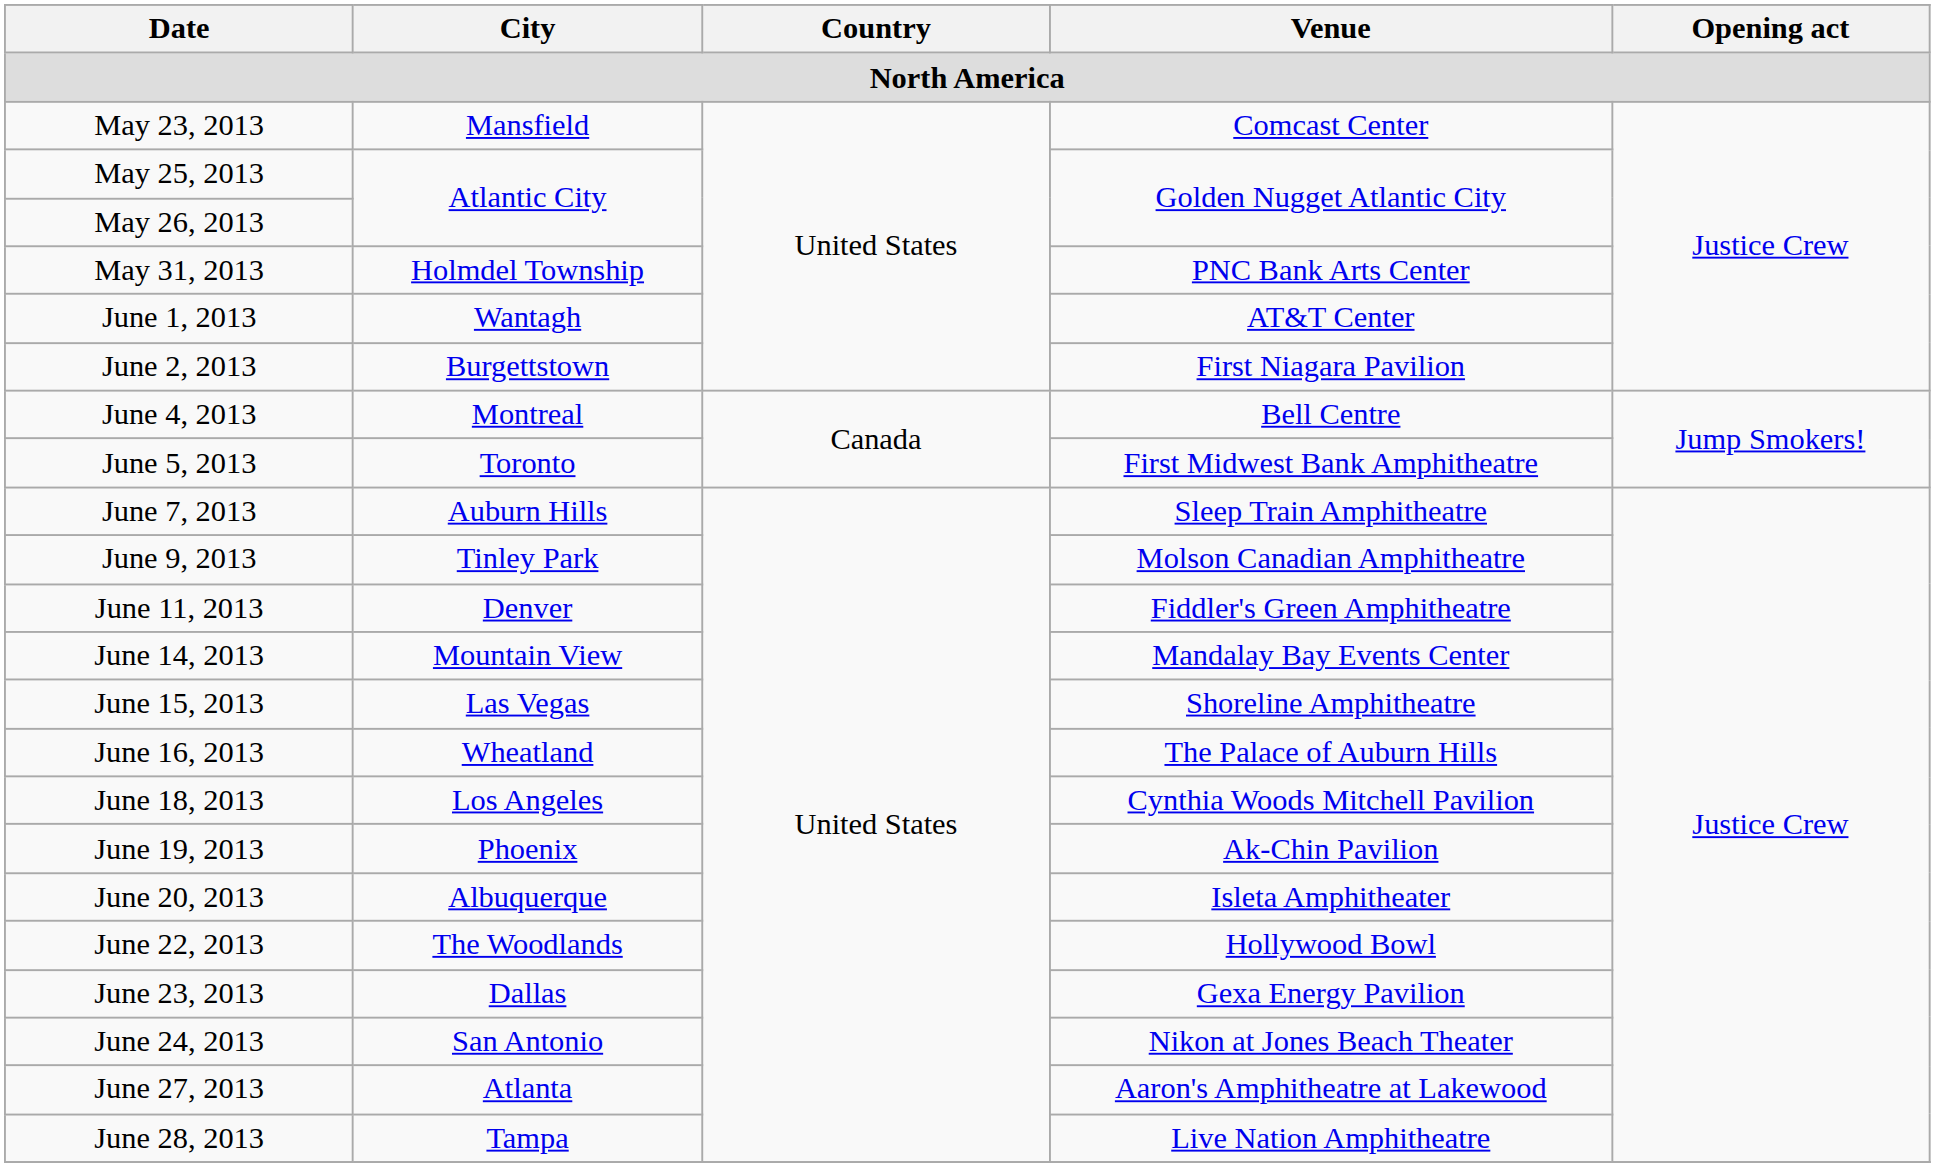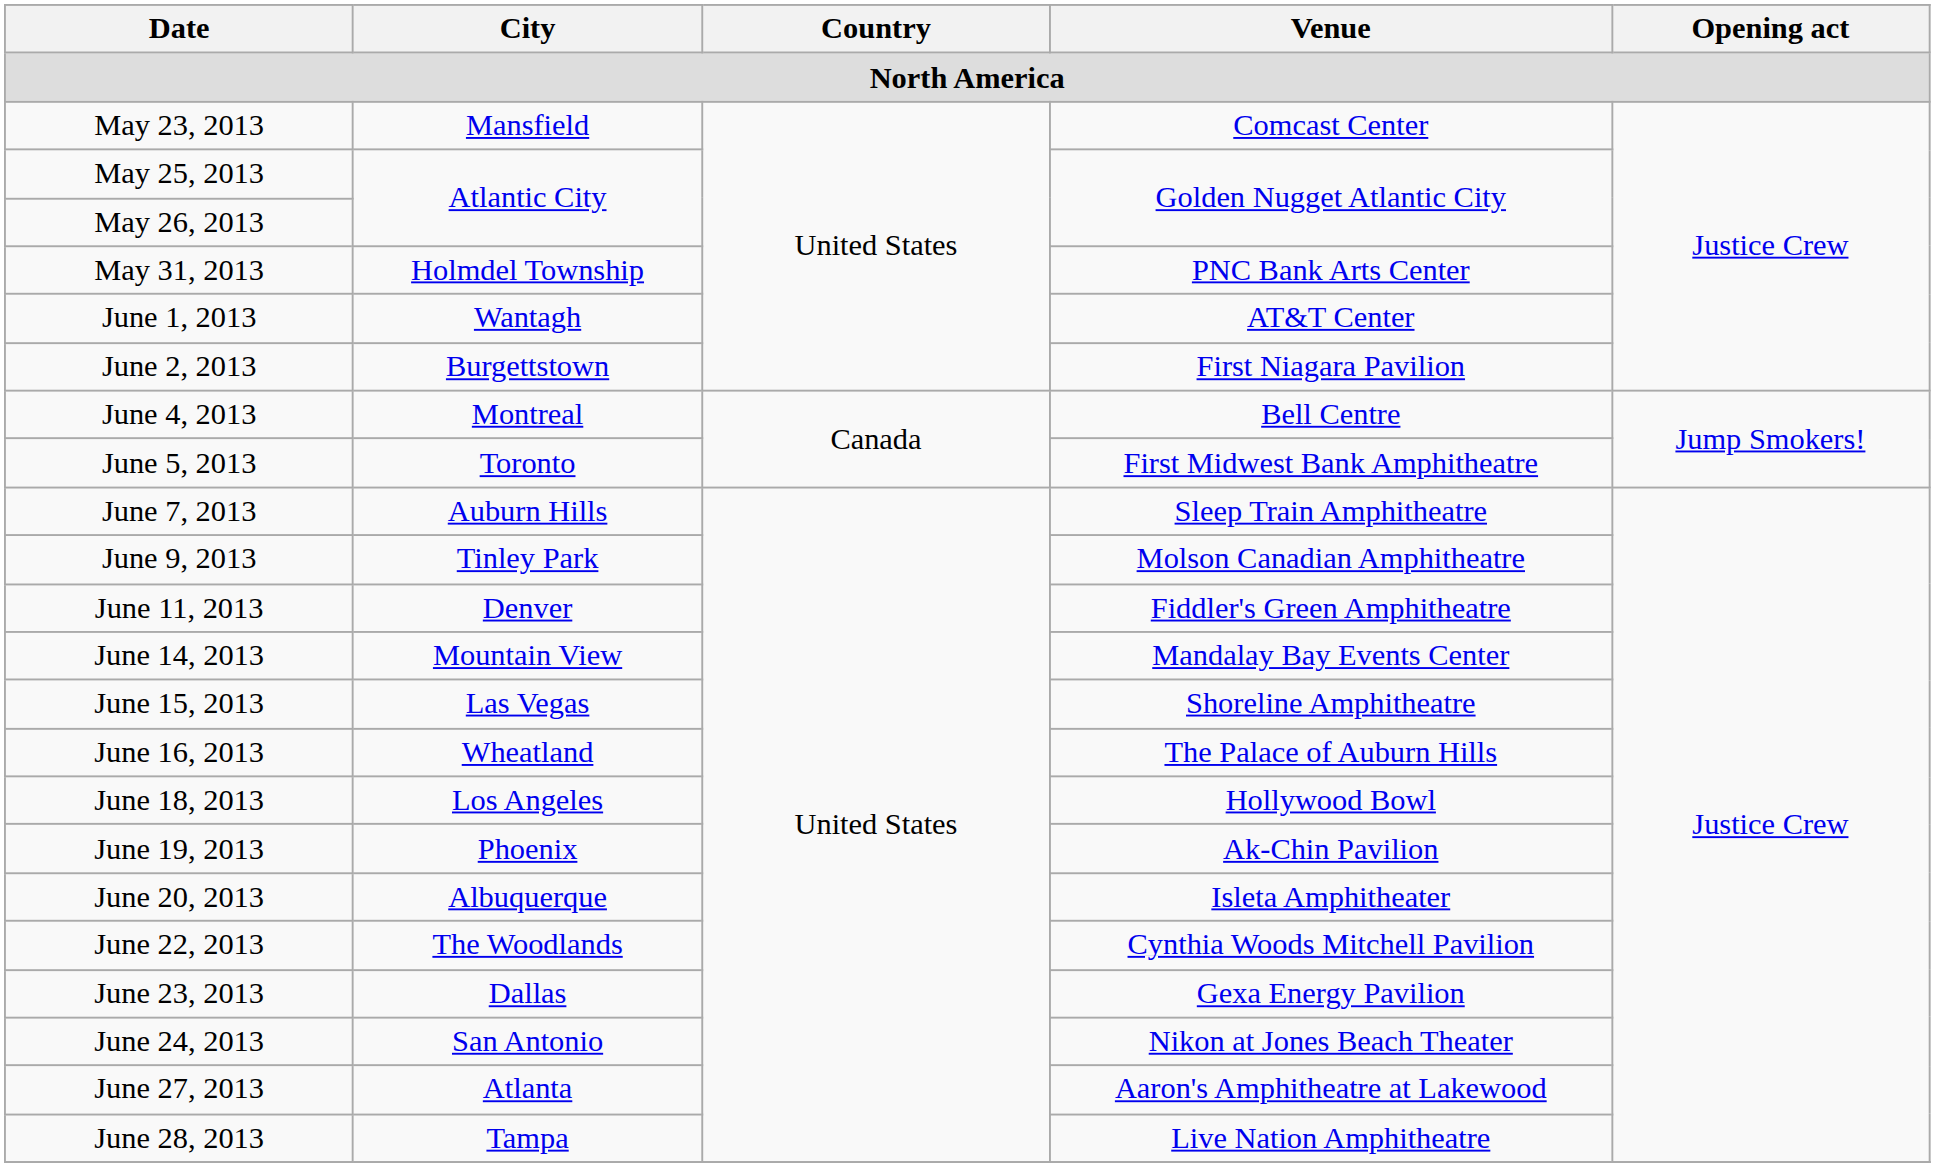(1331, 800) Cynthia Woods Mitchell Pavilion -> (1331, 800) Hollywood Bowl
(1331, 944) Hollywood Bowl -> (1331, 944) Cynthia Woods Mitchell Pavilion
